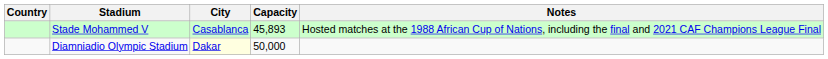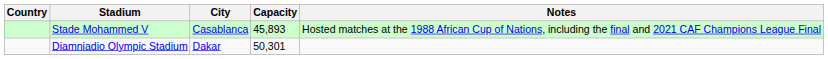(207, 46) lightyellow background -> (207, 46) no background
(269, 46) 50,000 -> (269, 46) 50,301
